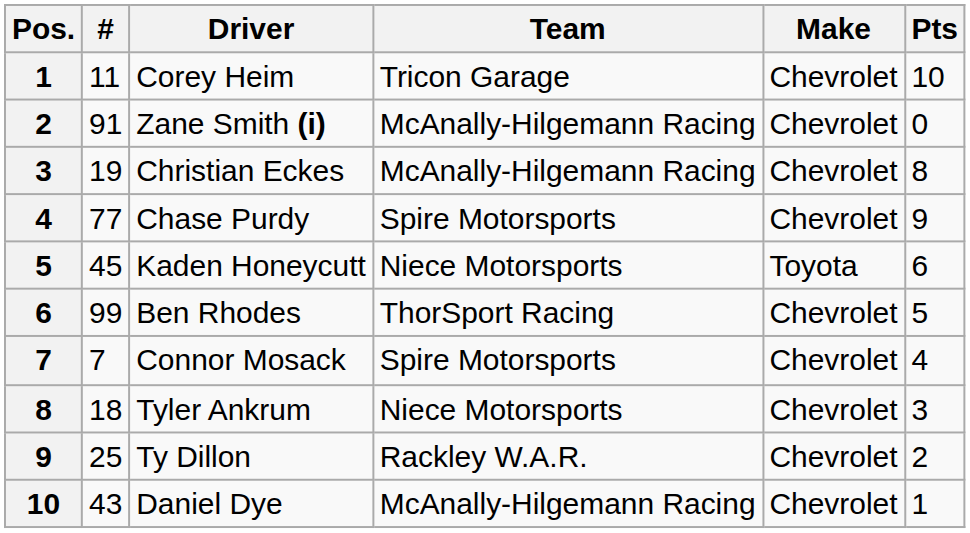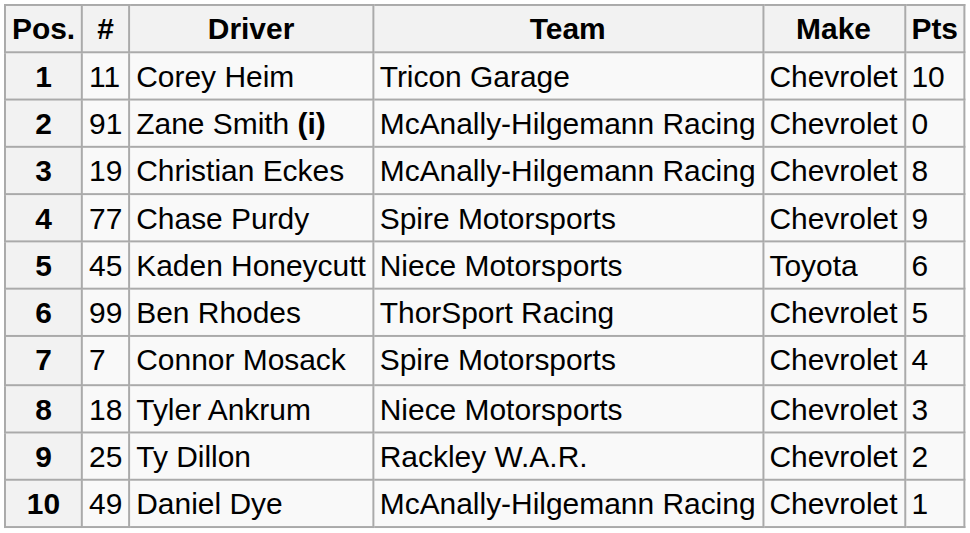(106, 503) 43 -> (106, 503) 49
